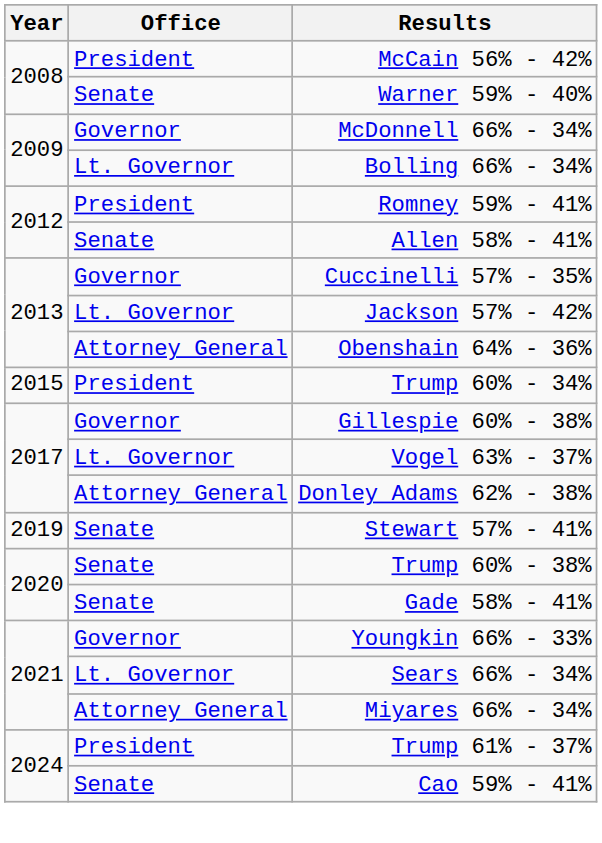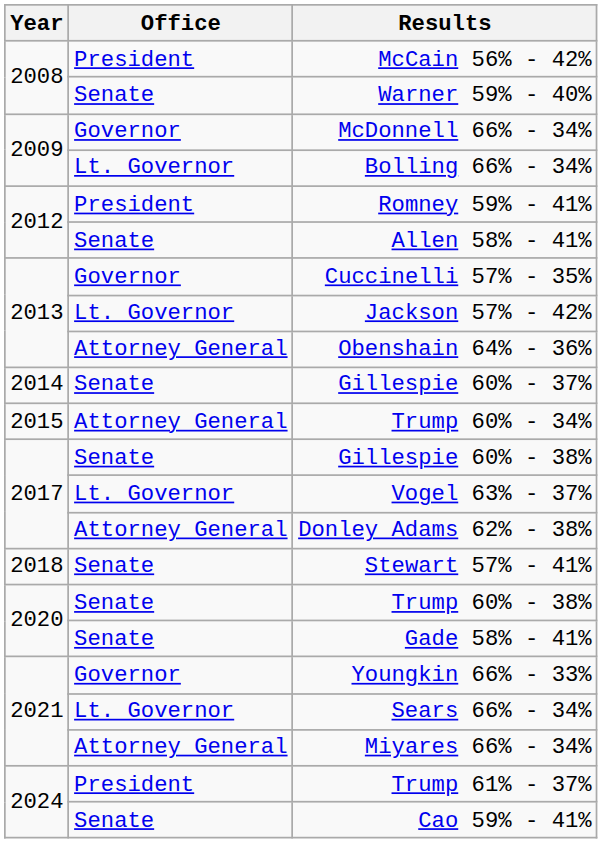+ row: (465, 385)
(134, 385) President -> (181, 422) Attorney General
(127, 422) Governor -> (114, 458) Senate
(37, 530) 2019 -> (37, 566) 2018
